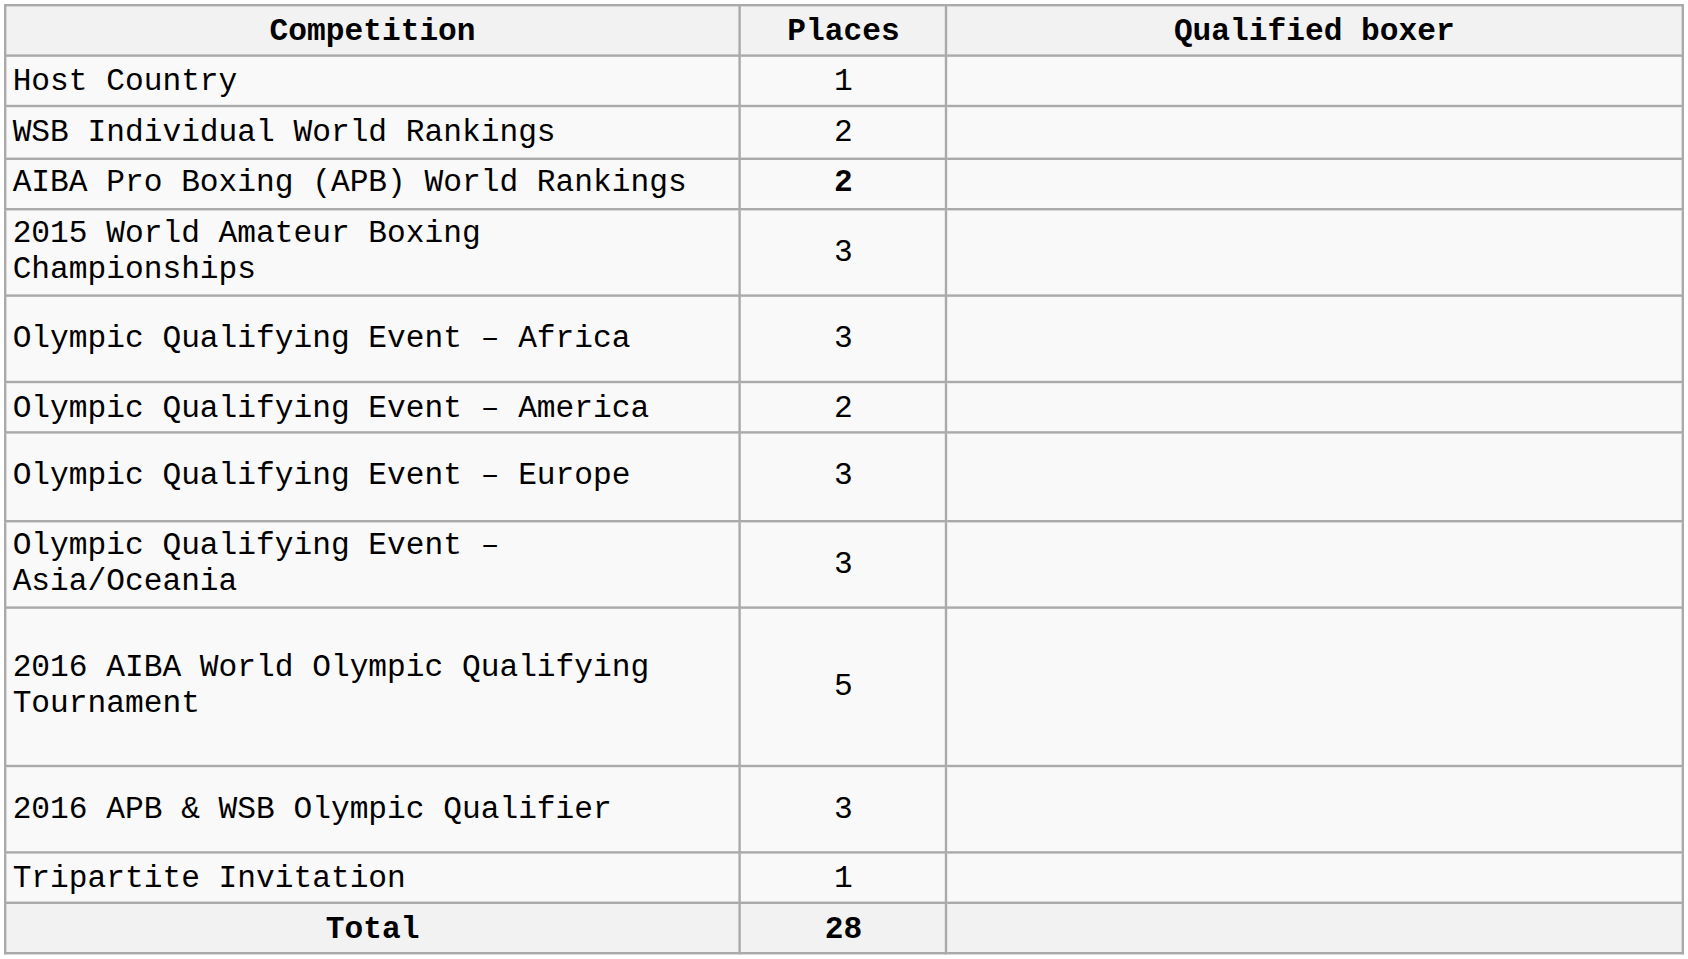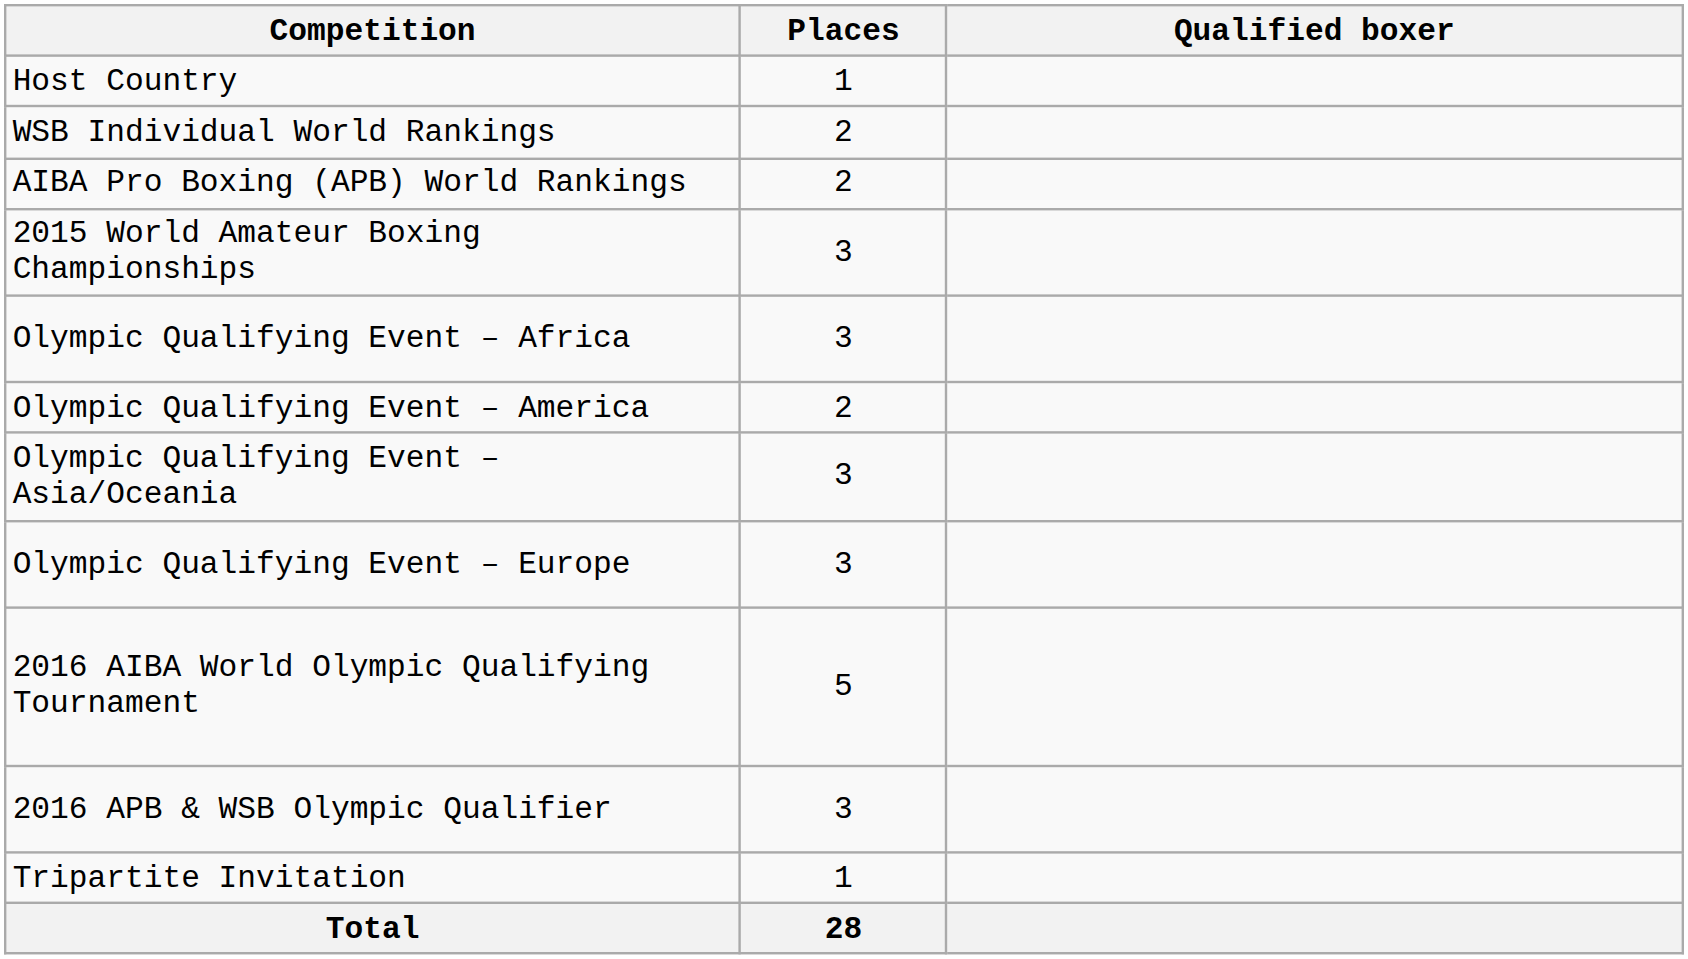(843, 183) bold -> (843, 183) normal
rows swapped: (256, 563) <-> (322, 477)
